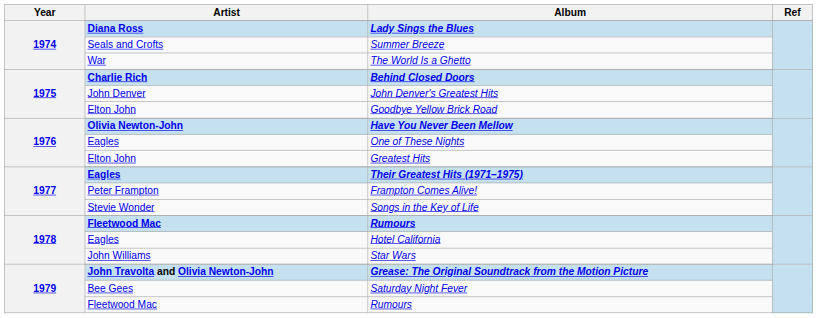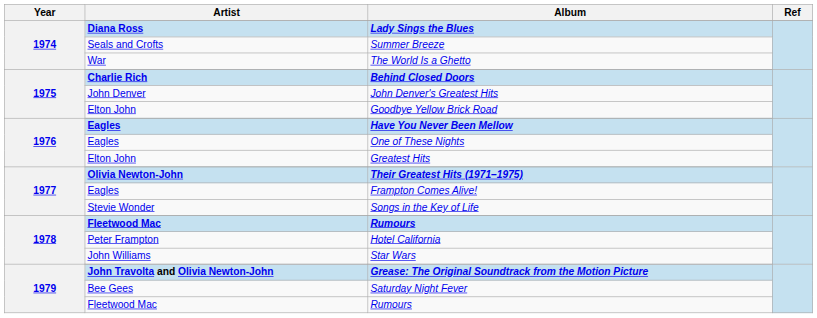(135, 126) Olivia Newton-John -> (104, 126) Eagles
(104, 175) Eagles -> (135, 175) Olivia Newton-John
(123, 191) Peter Frampton -> (103, 191) Eagles
(103, 239) Eagles -> (123, 239) Peter Frampton
